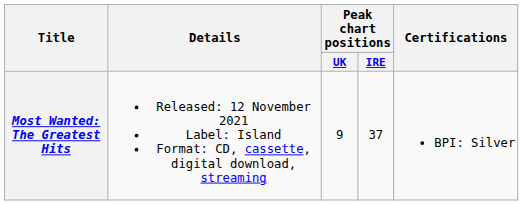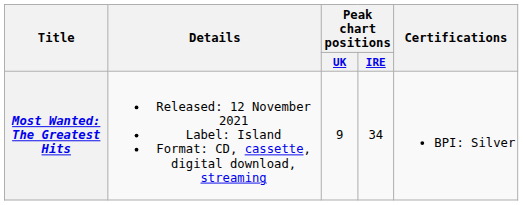(376, 136) 37 -> (376, 136) 34
